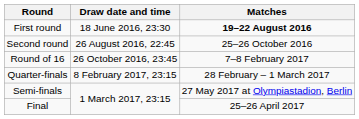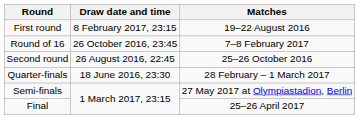(125, 28) 18 June 2016, 23:30 -> (125, 28) 8 February 2017, 23:15
(267, 28) bold -> (267, 28) normal
rows swapped: (37, 43) <-> (37, 59)
(125, 75) 8 February 2017, 23:15 -> (125, 75) 18 June 2016, 23:30
